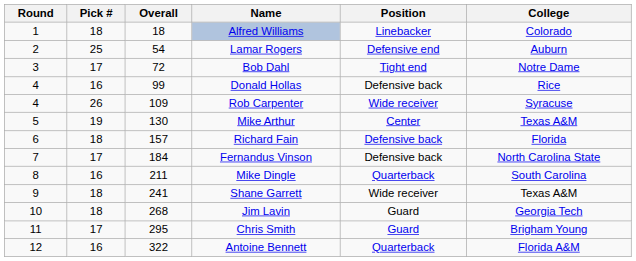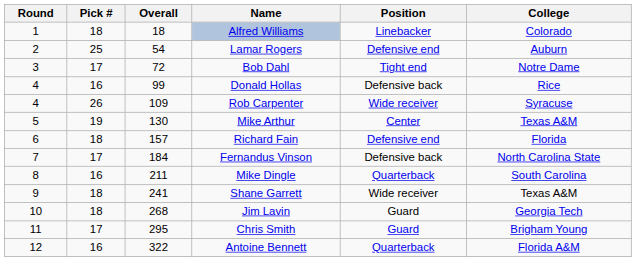(403, 139) Defensive back -> (403, 139) Defensive end
